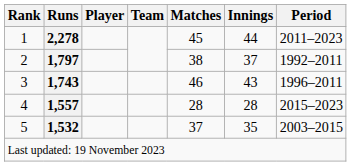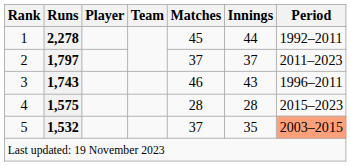(311, 37) 2011–2023 -> (311, 37) 1992–2011
(196, 60) 38 -> (196, 60) 37
(311, 60) 1992–2011 -> (311, 60) 2011–2023
(63, 104) 1,557 -> (63, 104) 1,575
(311, 127) no background -> (311, 127) lightsalmon background
